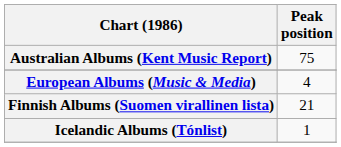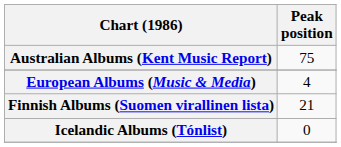(307, 130) 1 -> (307, 130) 0
